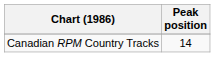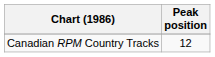(186, 43) 14 -> (186, 43) 12
